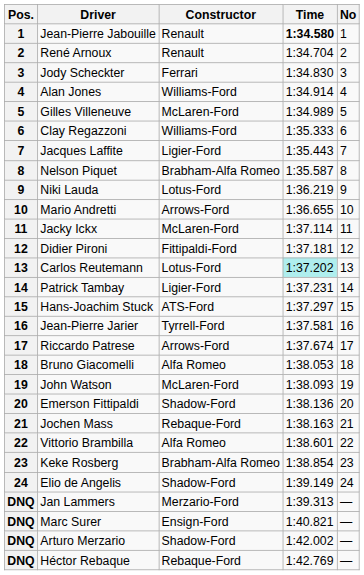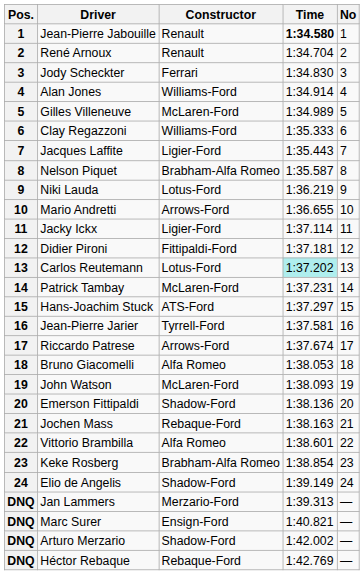(200, 229) McLaren-Ford -> (191, 229) Ligier-Ford
(191, 287) Ligier-Ford -> (200, 287) McLaren-Ford
